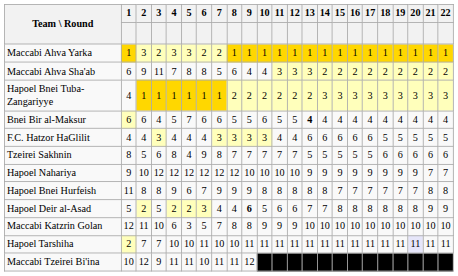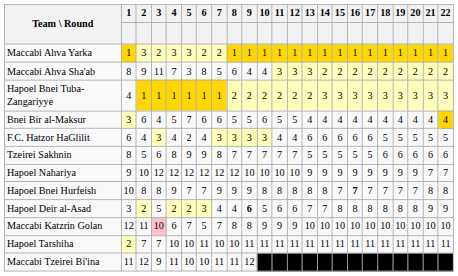(129, 70) 6 -> (129, 70) 8
(189, 70) 8 -> (189, 70) 3
(129, 119) 6 -> (129, 119) 3
(310, 119) bold -> (310, 119) normal
(446, 119) no background -> (446, 119) gold background
(129, 137) 4 -> (129, 137) 6
(189, 137) 4 -> (189, 137) 2
(189, 155) 4 -> (189, 155) 9
(129, 190) 11 -> (129, 190) 10
(189, 190) 6 -> (189, 190) 7
(355, 190) normal -> (355, 190) bold
(129, 208) 5 -> (129, 208) 3
(159, 226) no background -> (159, 226) pink background
(189, 226) 3 -> (189, 226) 7
(415, 244) lavender background -> (415, 244) no background
(129, 262) 10 -> (129, 262) 11
(189, 262) 11 -> (189, 262) 10
